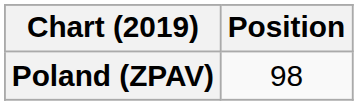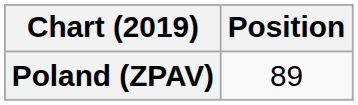(286, 75) 98 -> (286, 75) 89
